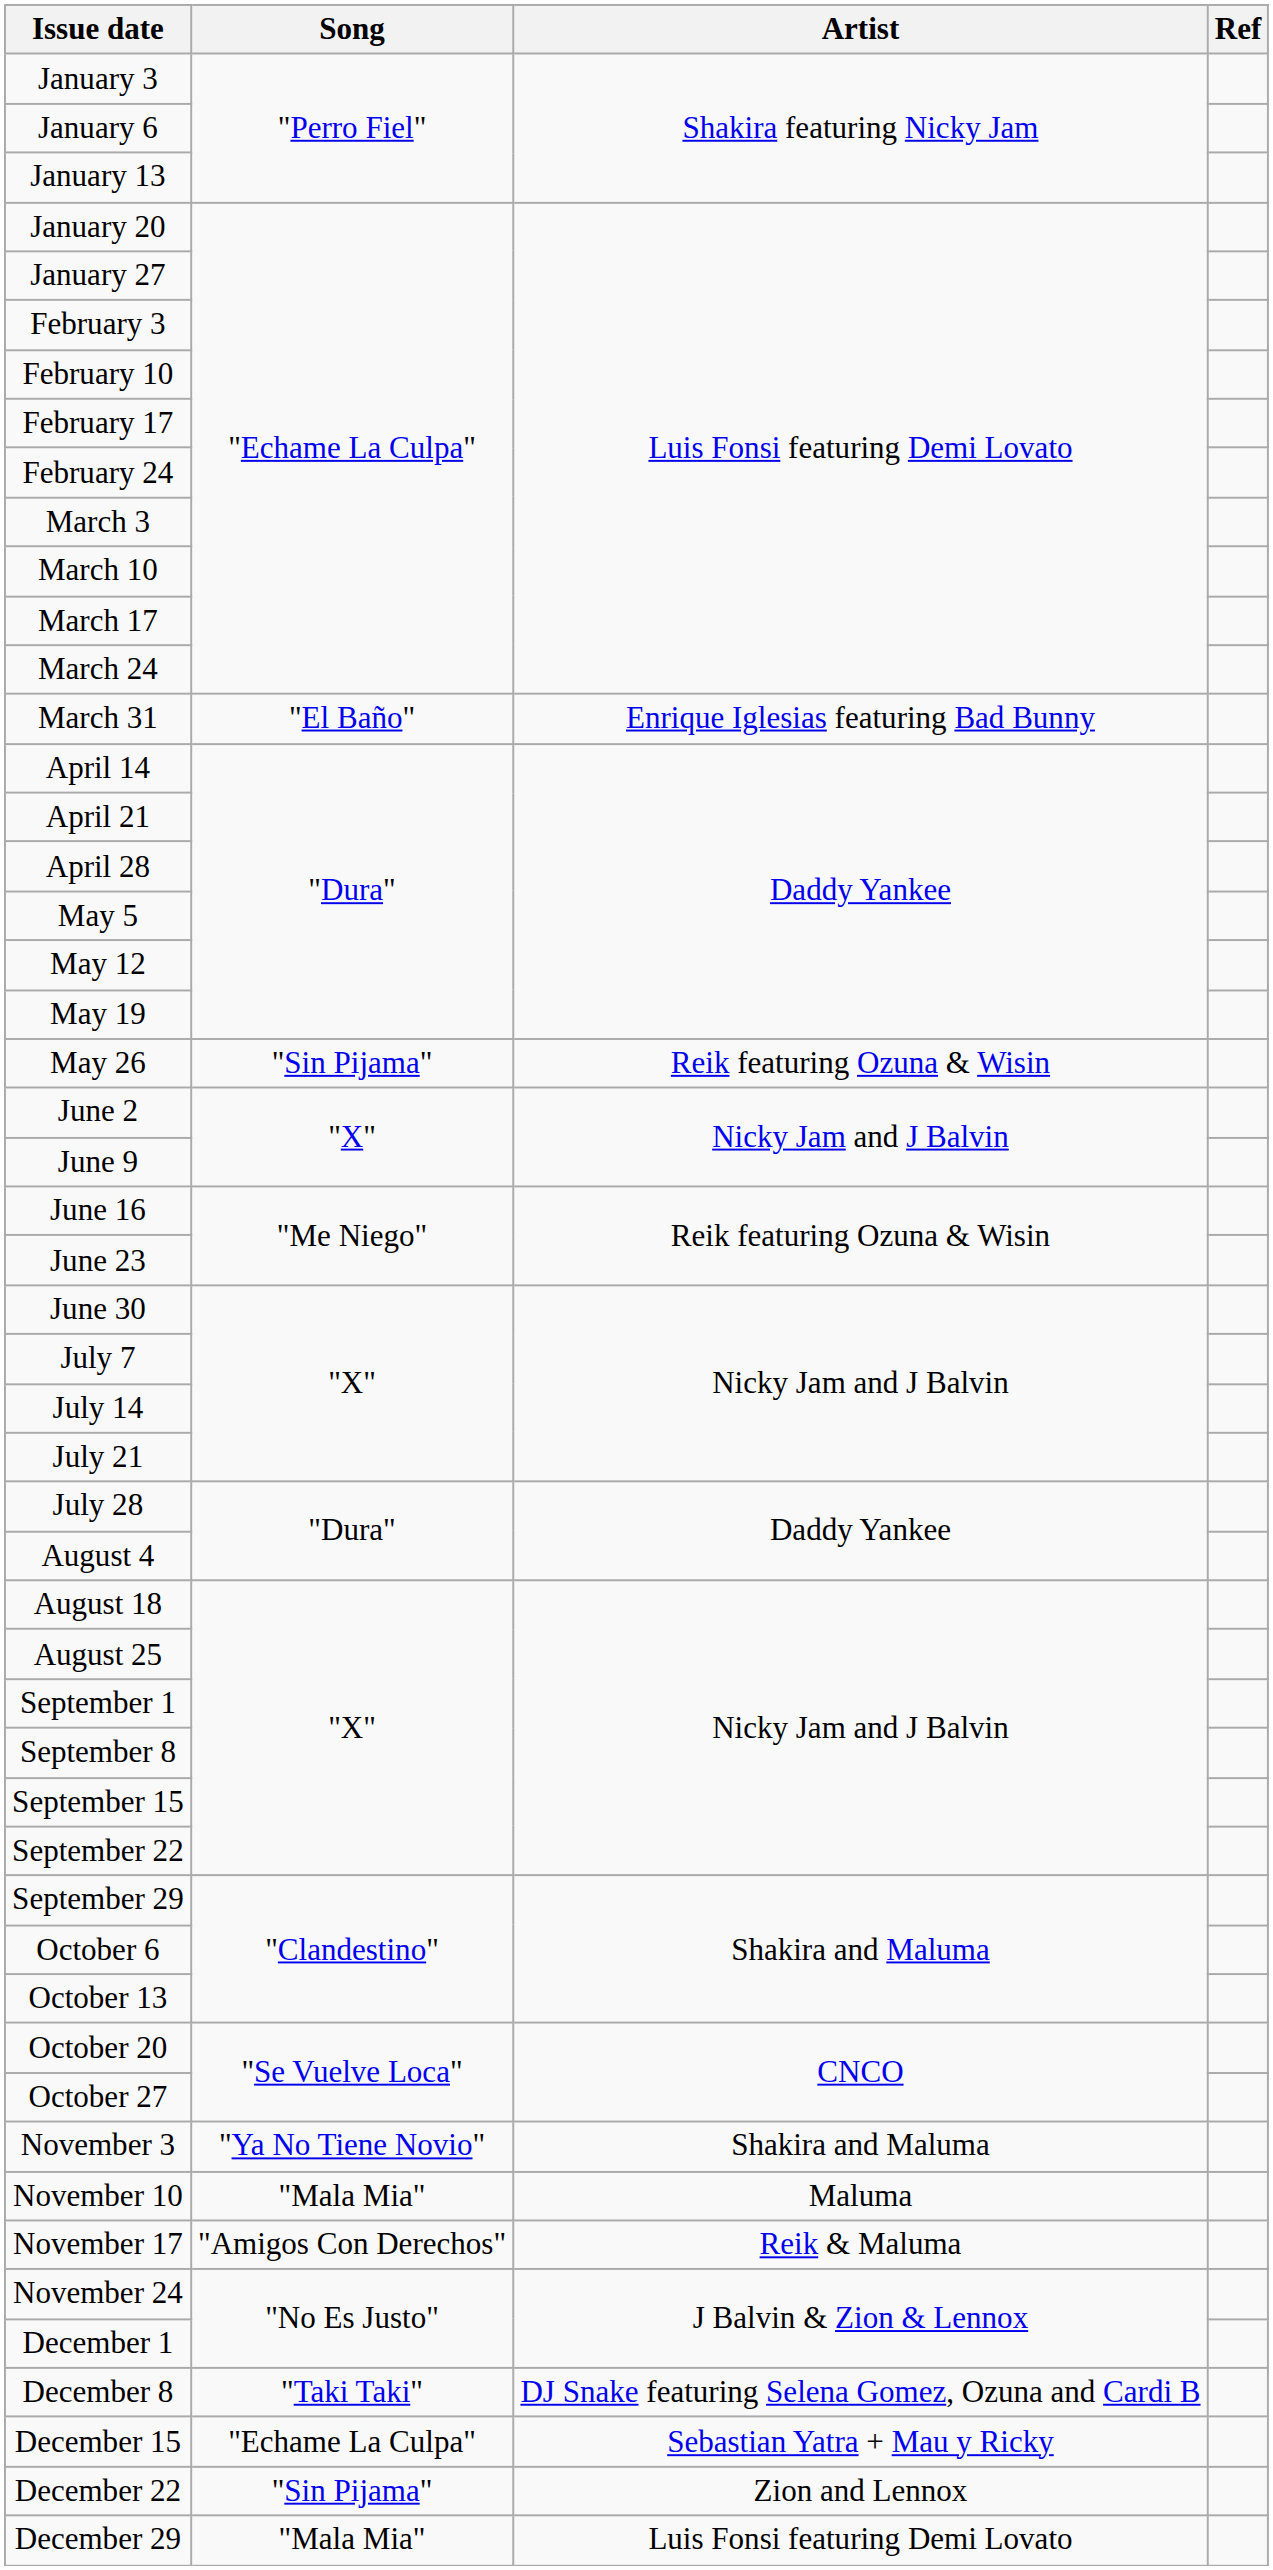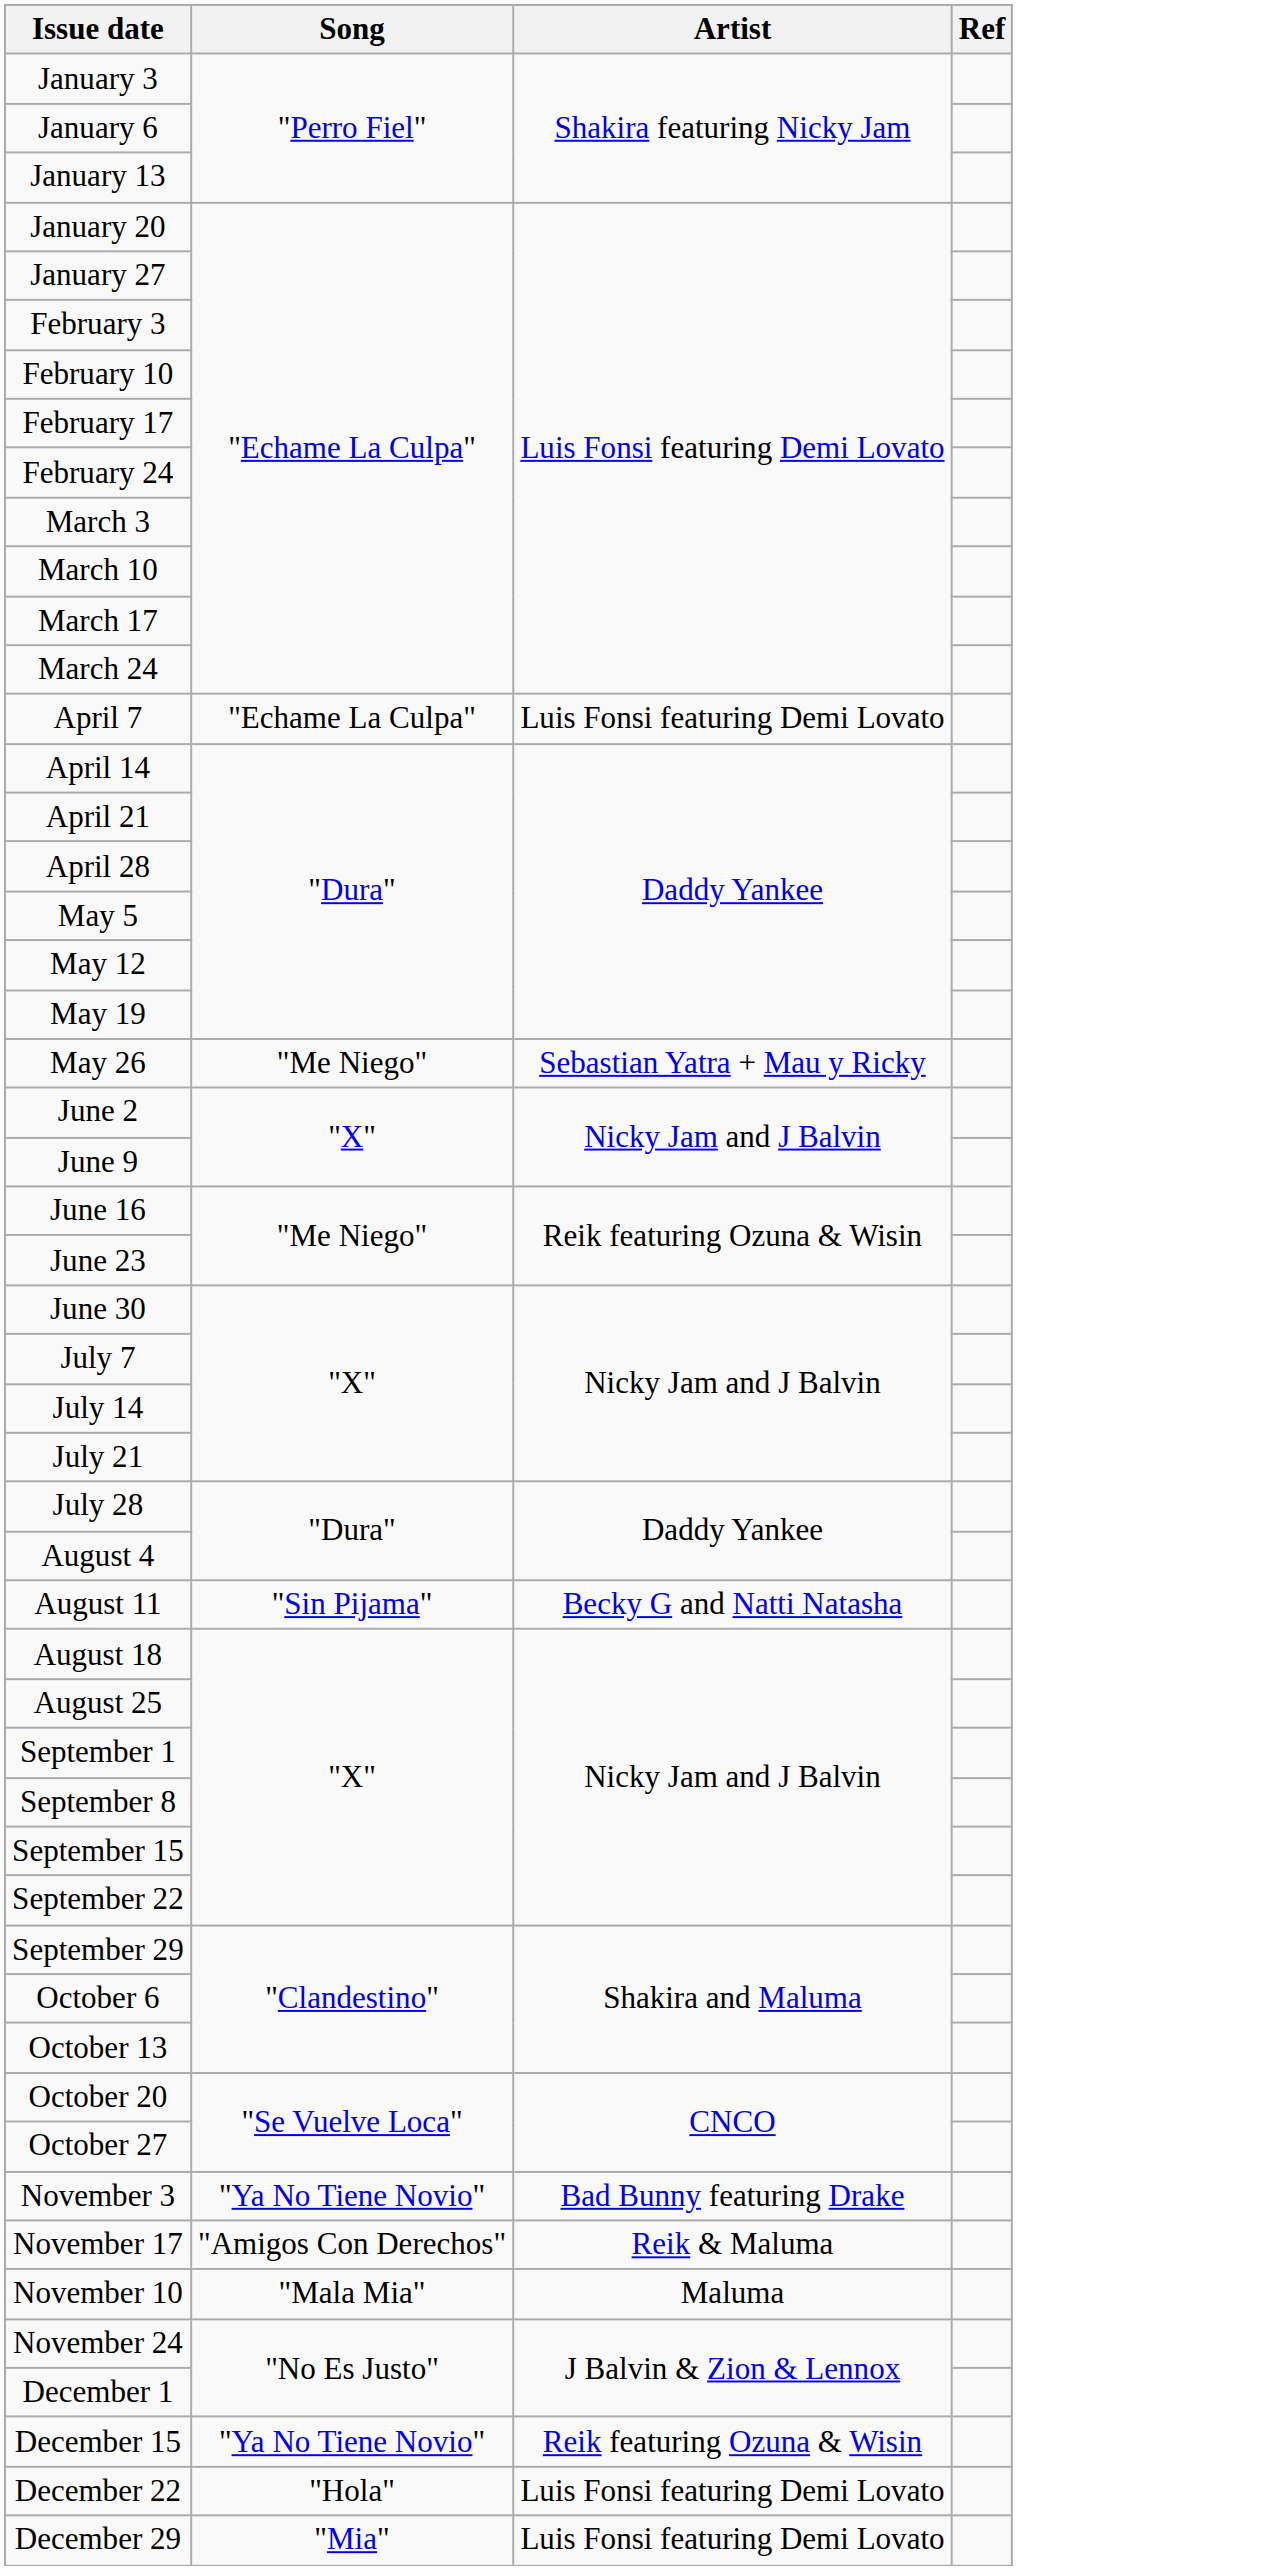- row: (98, 718)
+ row: (98, 718)
(352, 1062) "Sin Pijama" -> (352, 1062) "Me Niego"
(860, 1062) Reik featuring Ozuna & Wisin -> (732, 1062) Sebastian Yatra + Mau y Ricky
+ row: (98, 1604)
(860, 2145) Shakira and Maluma -> (732, 2195) Bad Bunny featuring Drake
rows swapped: (98, 2195) <-> (98, 2244)
- row: (98, 2392)
(352, 2441) "Echame La Culpa" -> (352, 2441) "Ya No Tiene Novio"
(860, 2441) Sebastian Yatra + Mau y Ricky -> (732, 2441) Reik featuring Ozuna & Wisin
(352, 2490) "Sin Pijama" -> (352, 2490) "Hola"
(860, 2490) Zion and Lennox -> (732, 2490) Luis Fonsi featuring Demi Lovato
(352, 2539) "Mala Mia" -> (352, 2539) "Mia"
